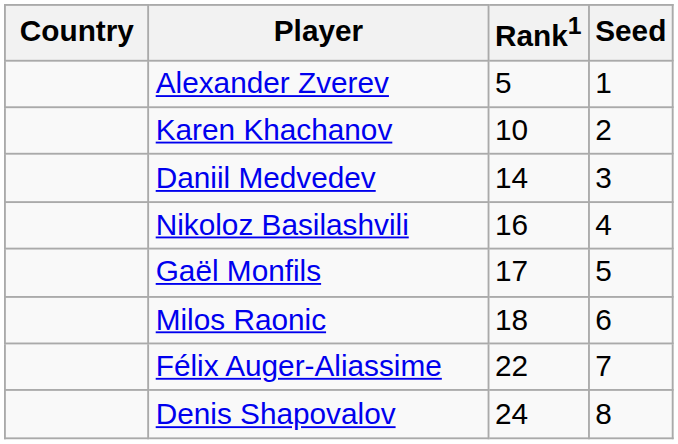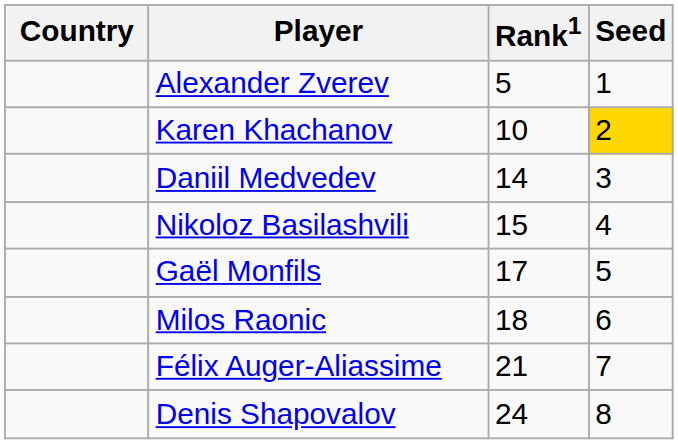(604, 130) no background -> (604, 130) gold background
(511, 224) 16 -> (511, 224) 15
(511, 366) 22 -> (511, 366) 21
